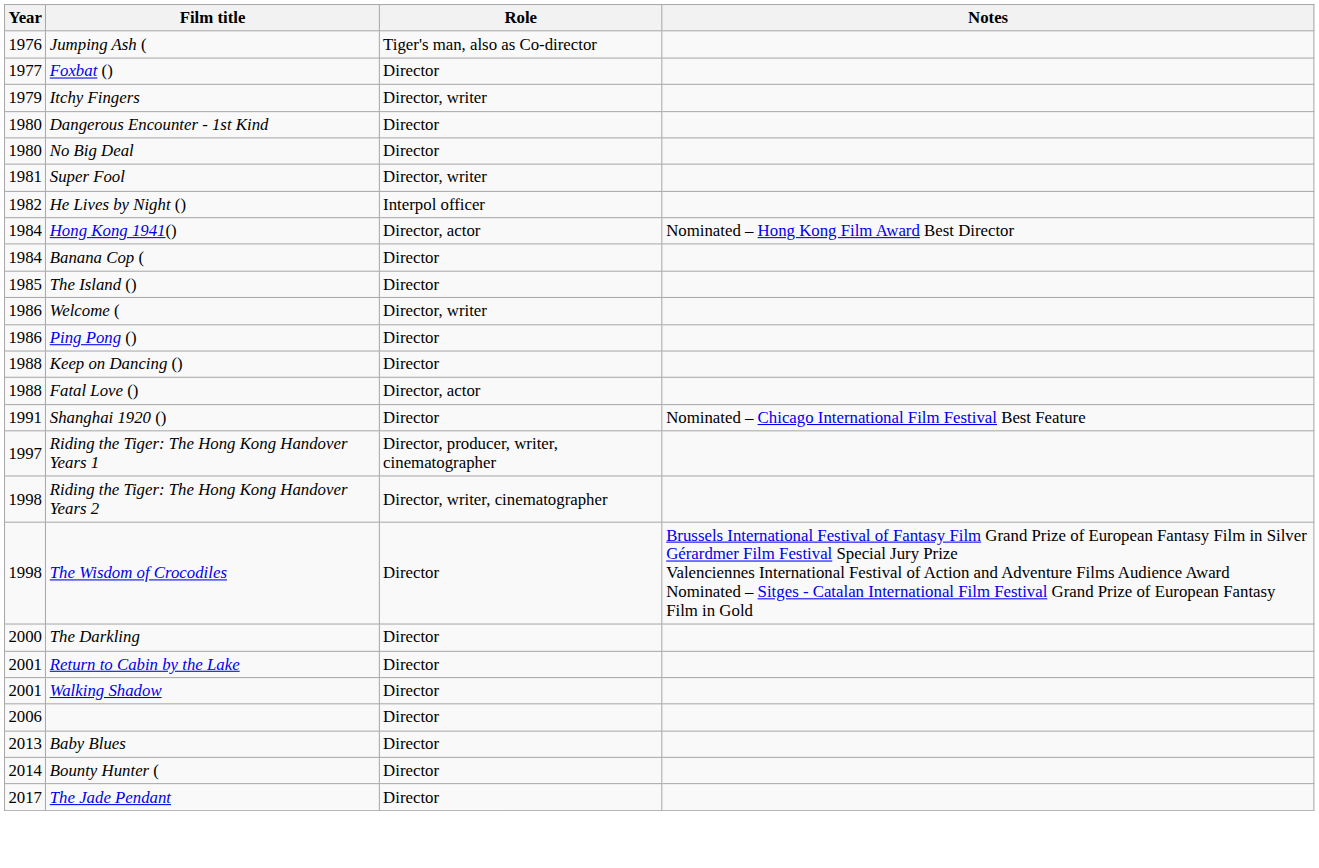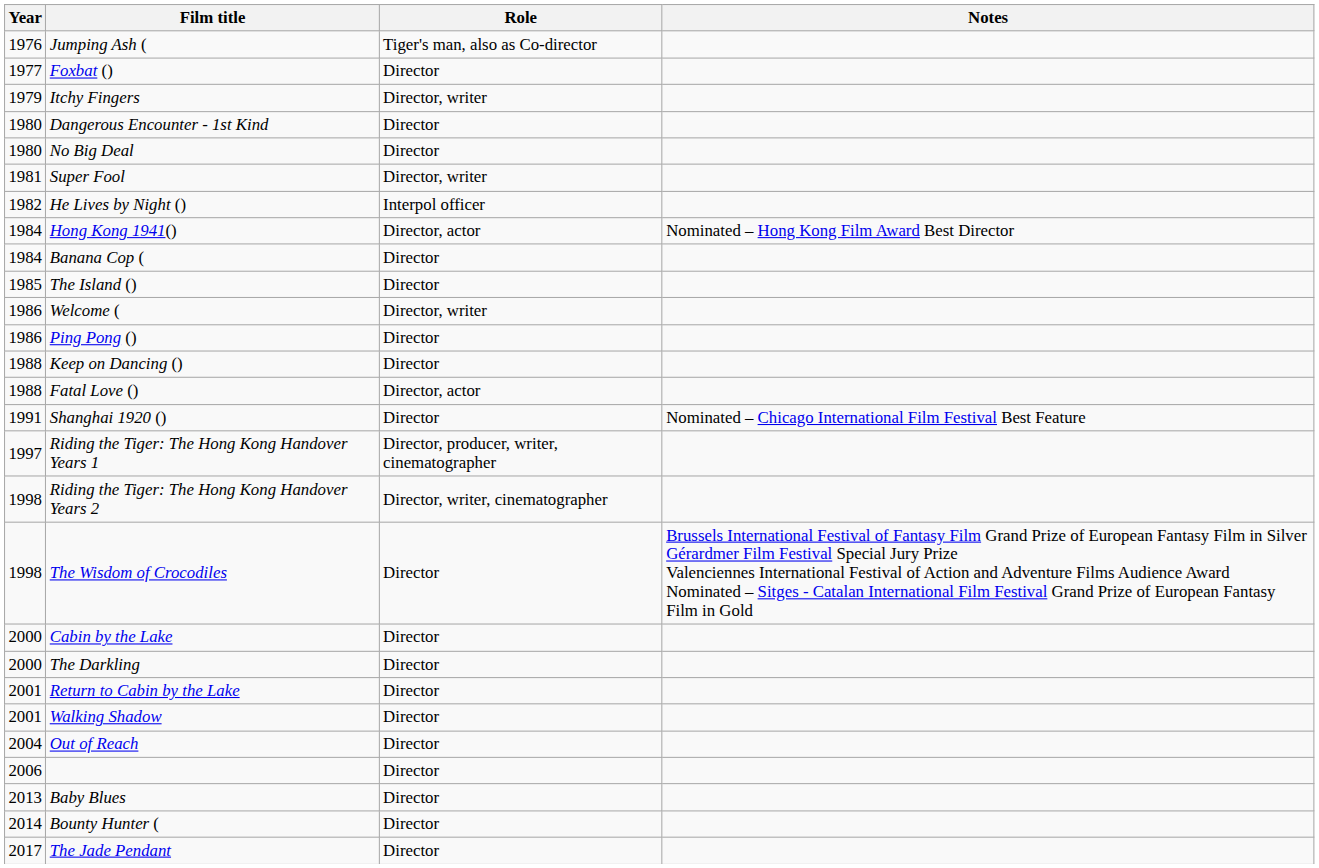+ row: (25, 637)
+ row: (25, 744)
